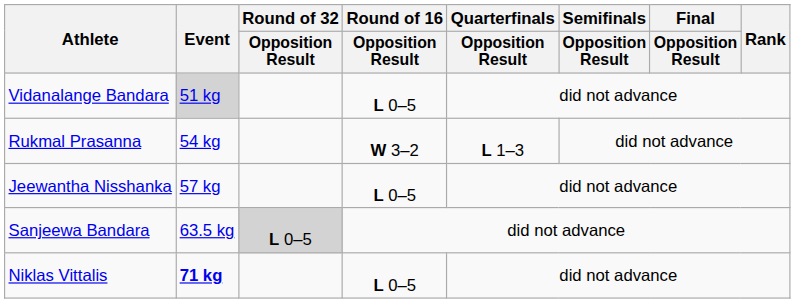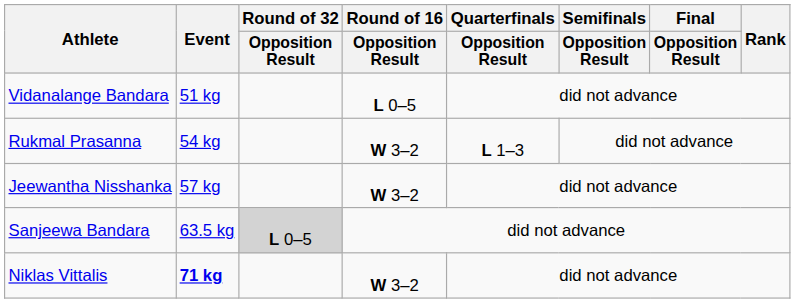(200, 96) lightgrey background -> (200, 96) no background
(395, 195) L 0–5 -> (395, 195) W 3–2
(395, 285) L 0–5 -> (395, 285) W 3–2
